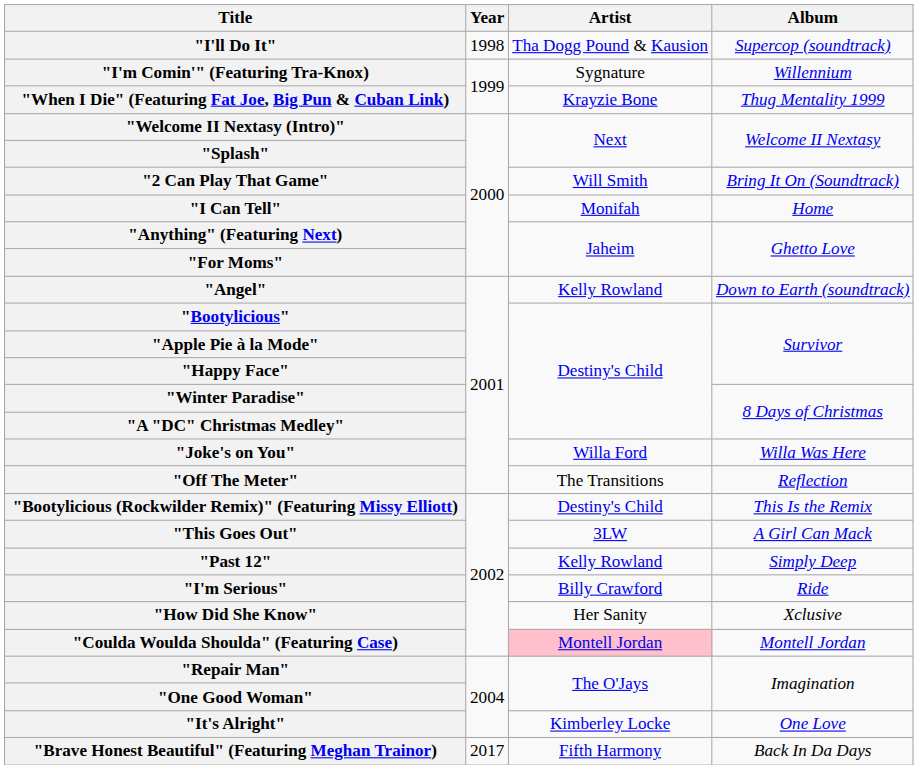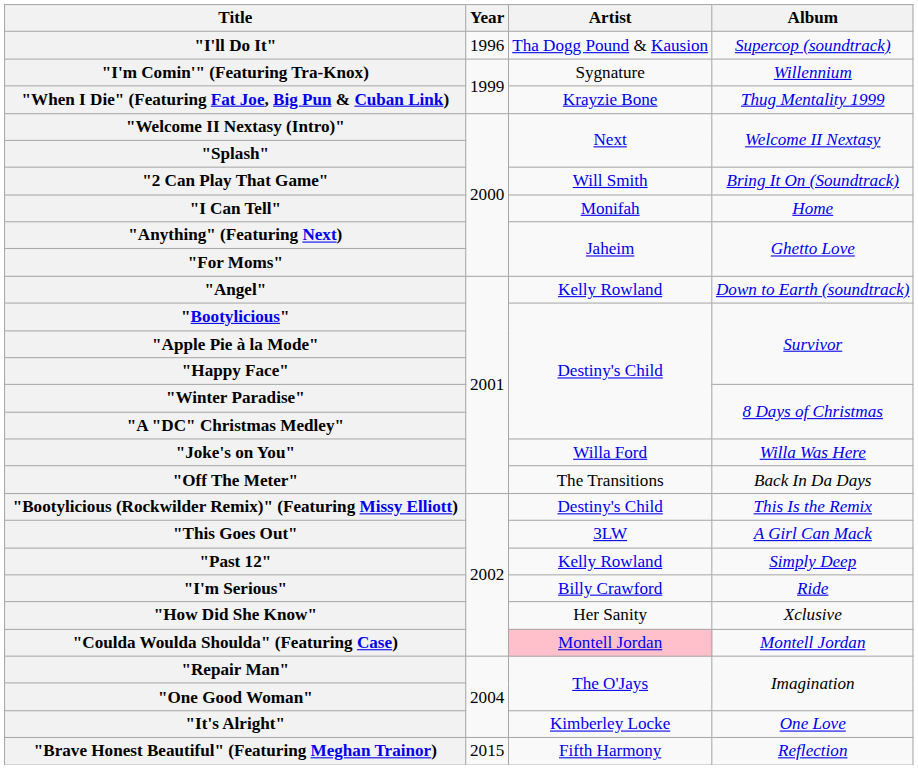(487, 45) 1998 -> (487, 45) 1996
(813, 479) Reflection -> (813, 479) Back In Da Days
(487, 751) 2017 -> (487, 751) 2015
(813, 751) Back In Da Days -> (813, 751) Reflection
